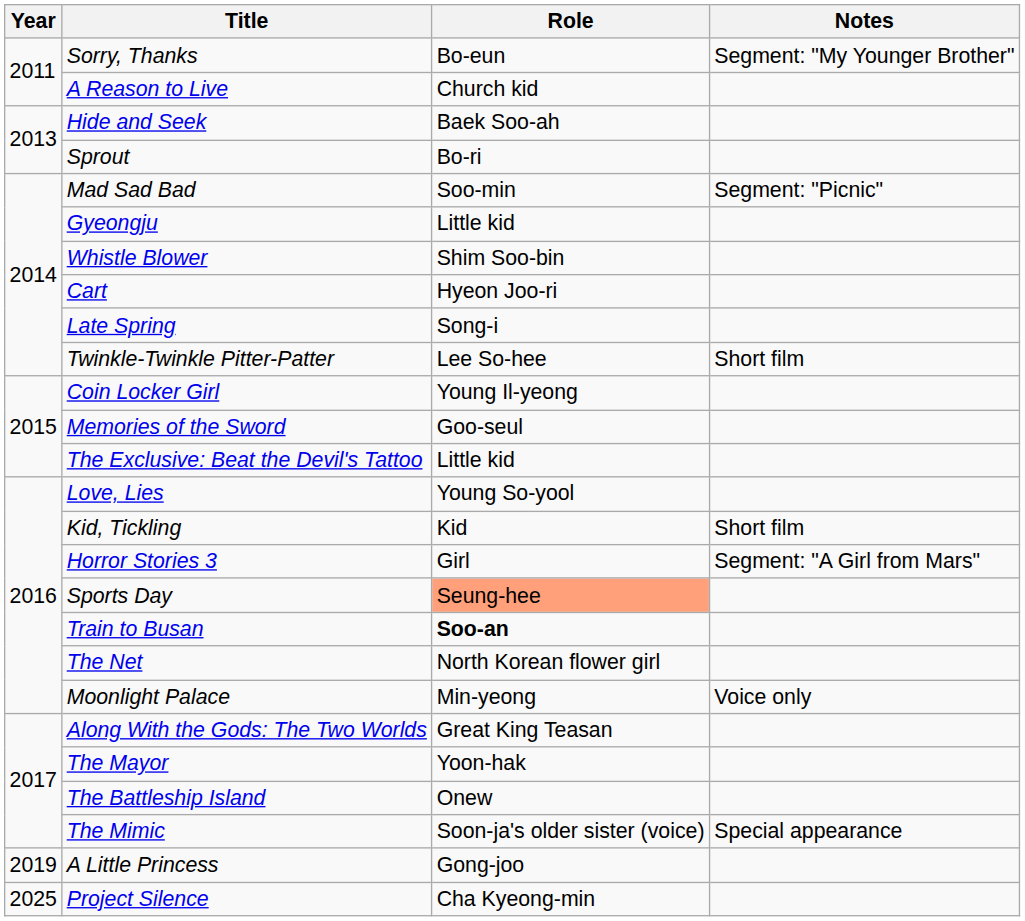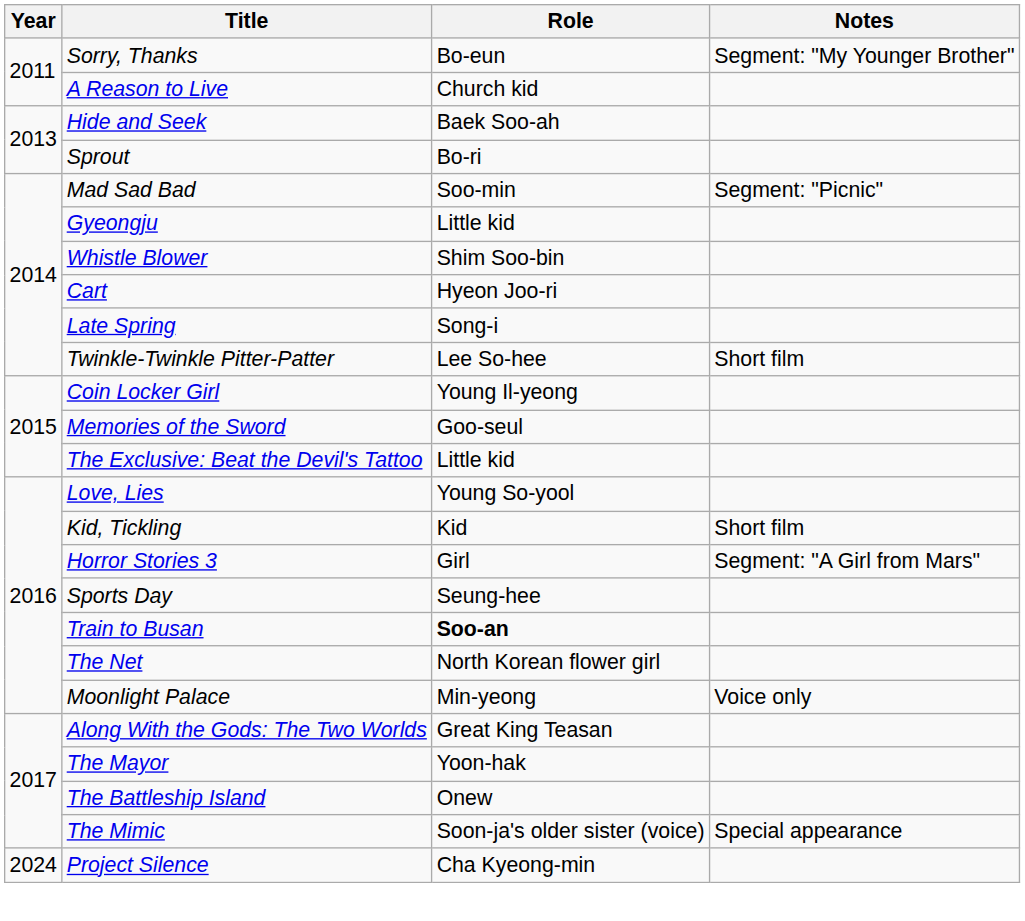(489, 595) lightsalmon background -> (489, 595) no background
- row: (143, 865)
(33, 898) 2025 -> (33, 865) 2024
